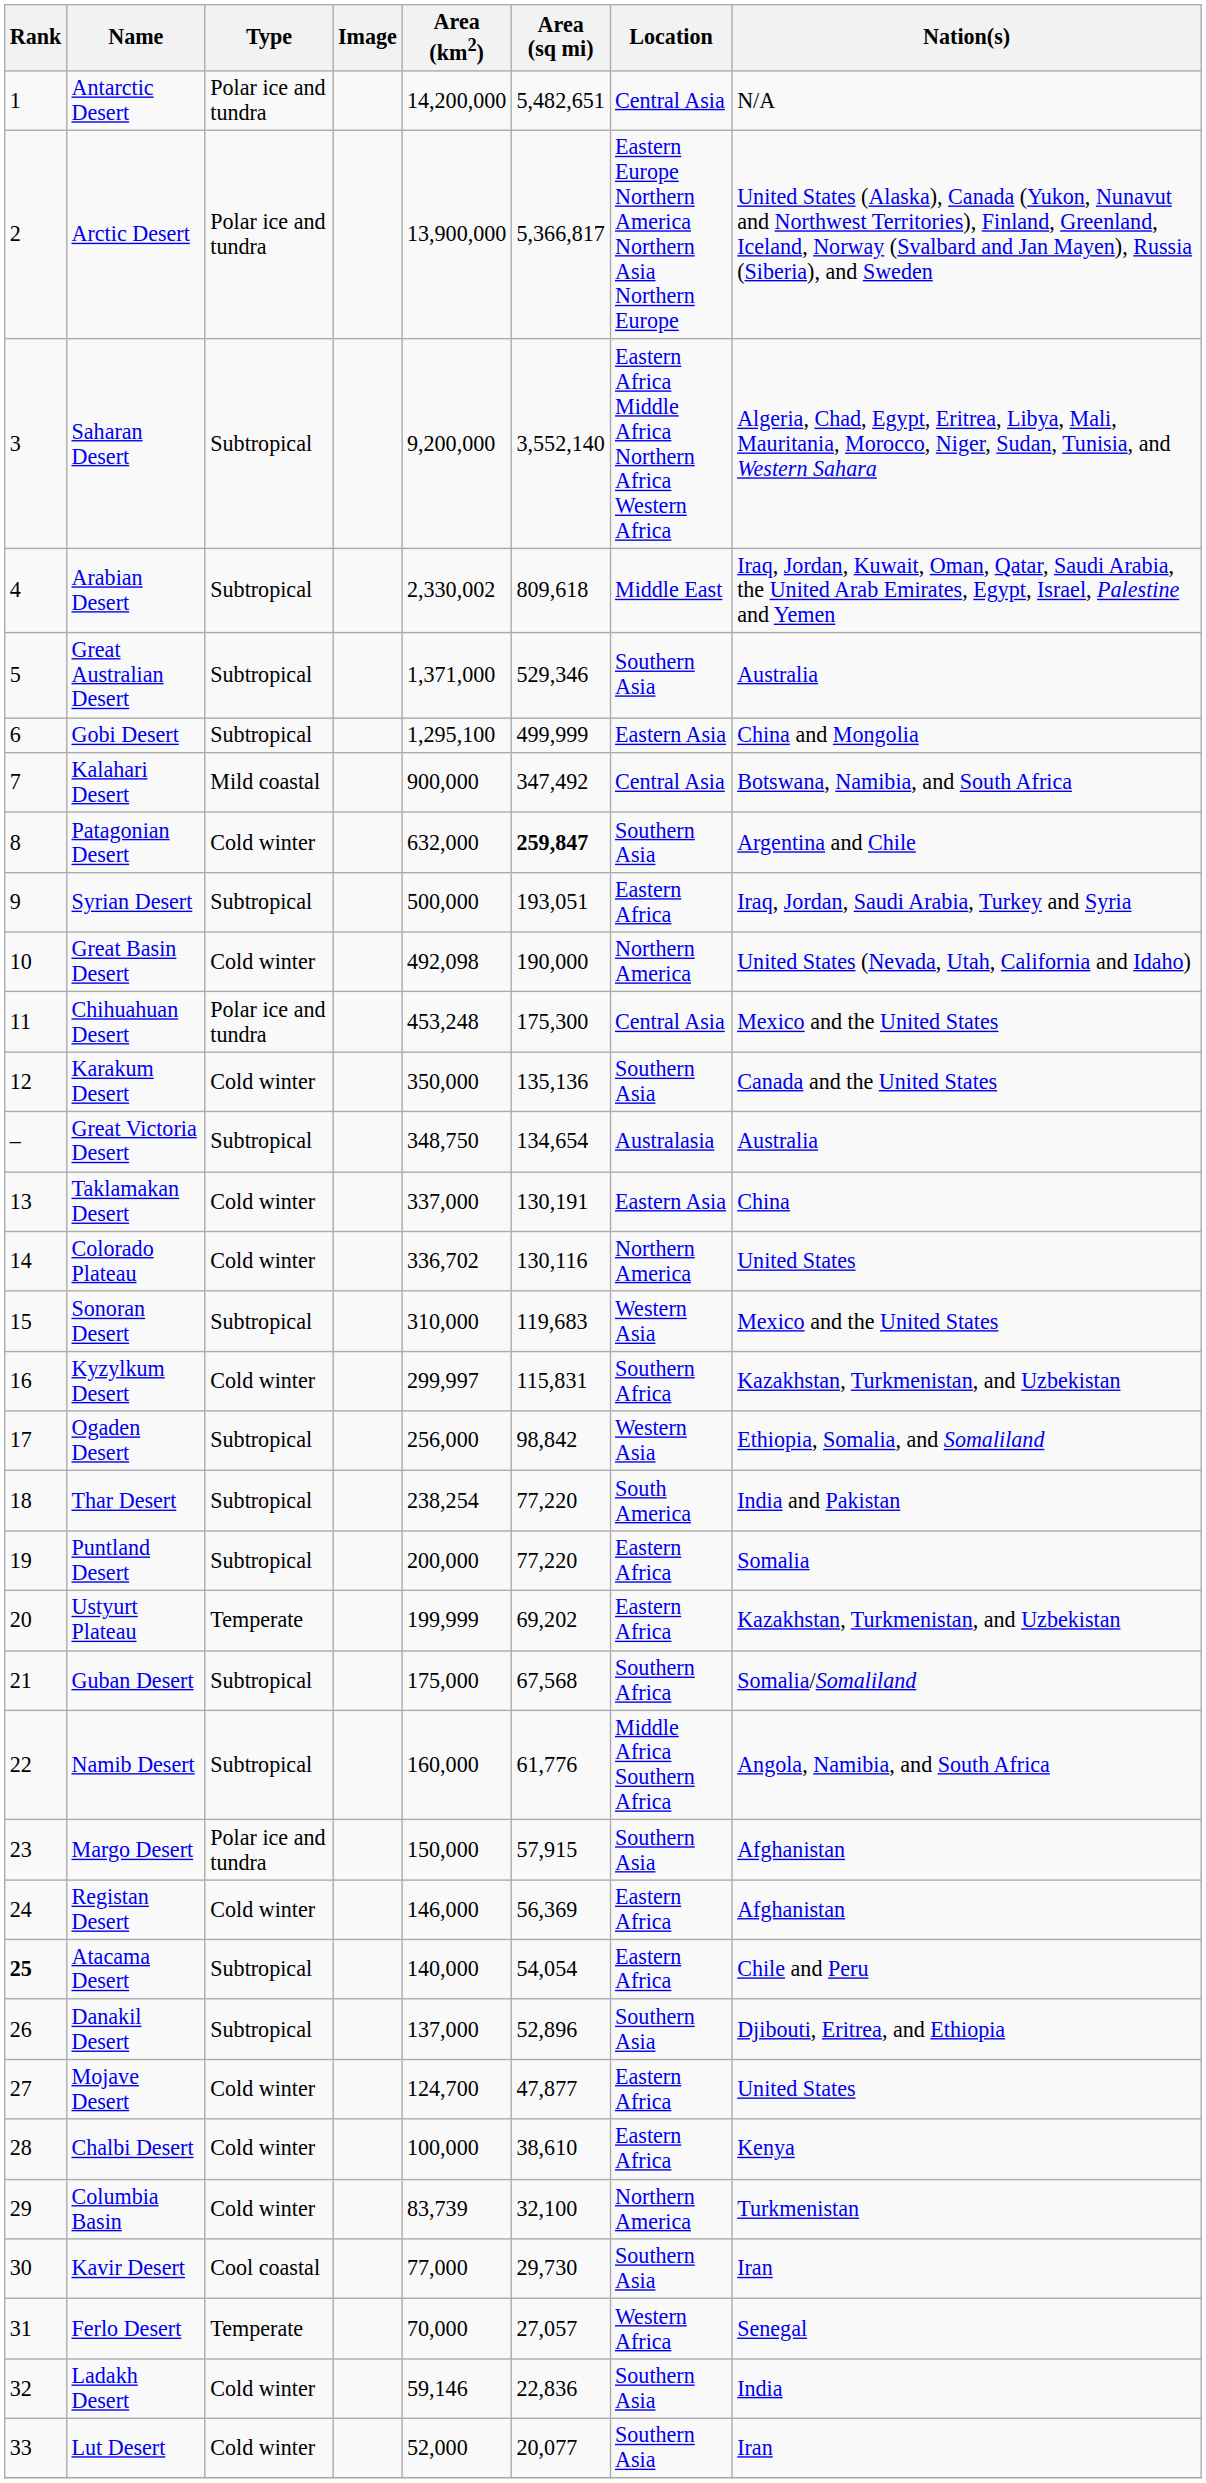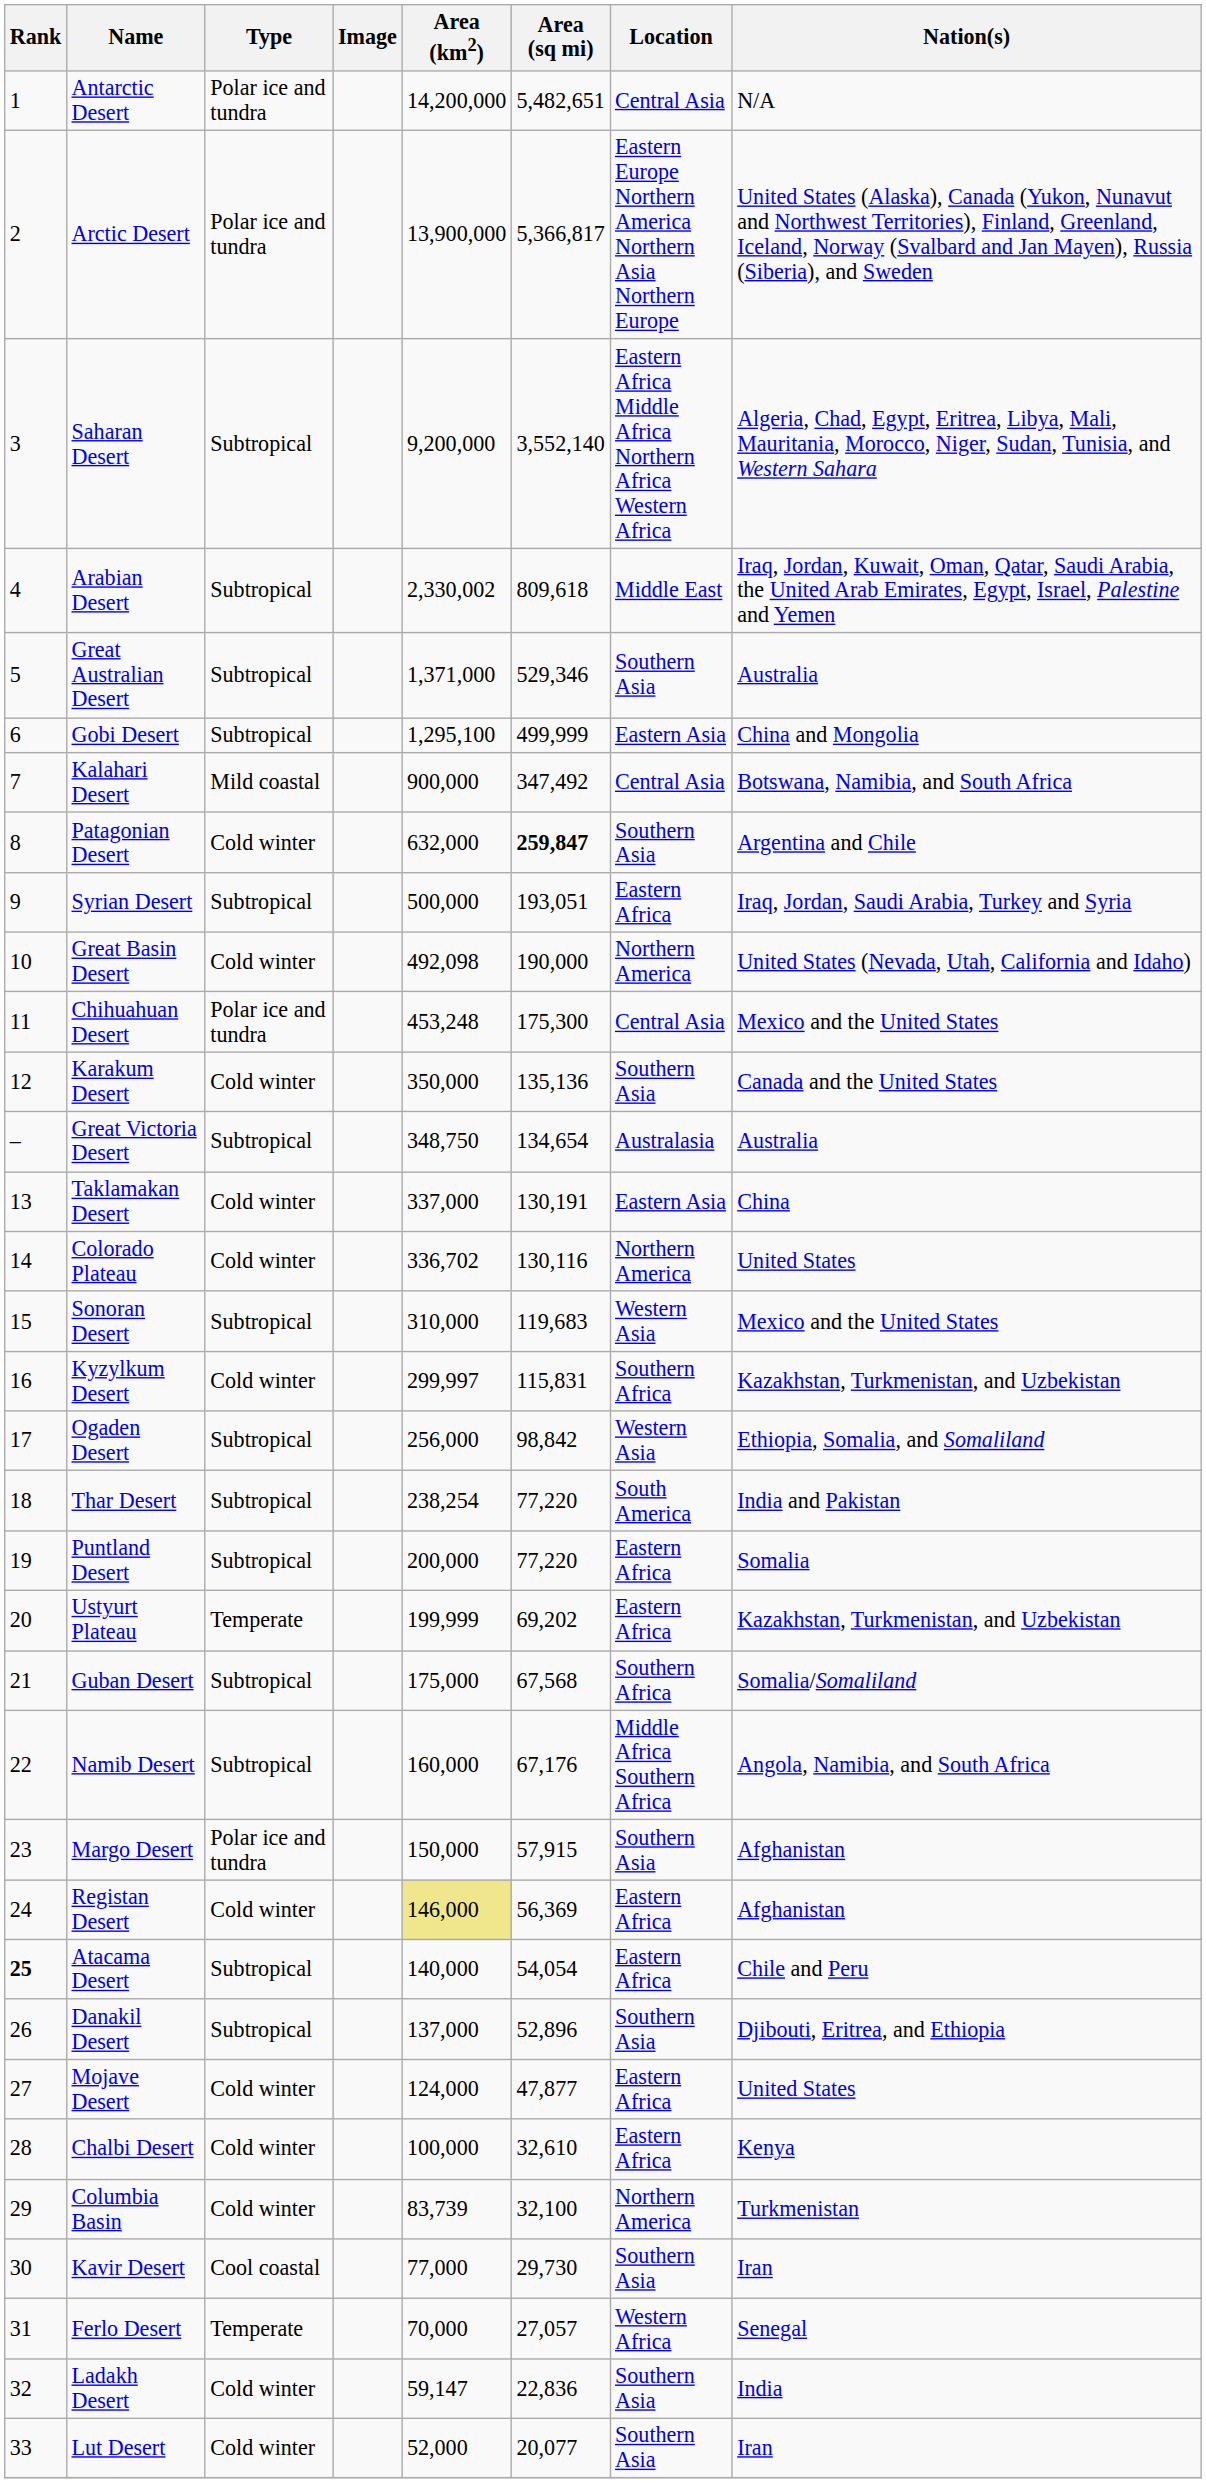(547, 1764) 61,776 -> (547, 1764) 67,176
(443, 1909) no background -> (443, 1909) khaki background
(443, 2089) 124,700 -> (443, 2089) 124,000
(547, 2148) 38,610 -> (547, 2148) 32,610
(437, 2388) 59,146 -> (437, 2388) 59,147
